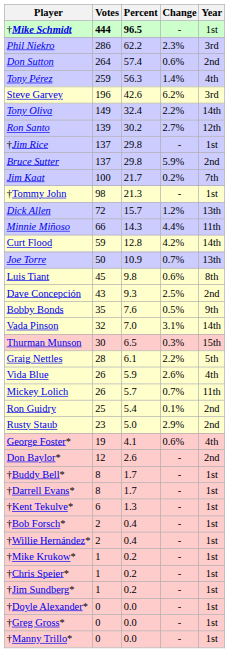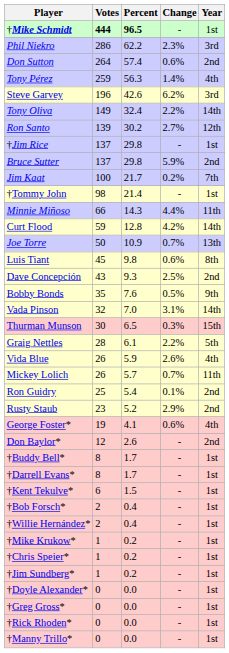(133, 194) 21.3 -> (133, 194) 21.4
- row: (29, 210)
(130, 425) 5.0 -> (130, 408) 5.2
(130, 507) 1.3 -> (130, 491) 1.5
+ row: (39, 623)
